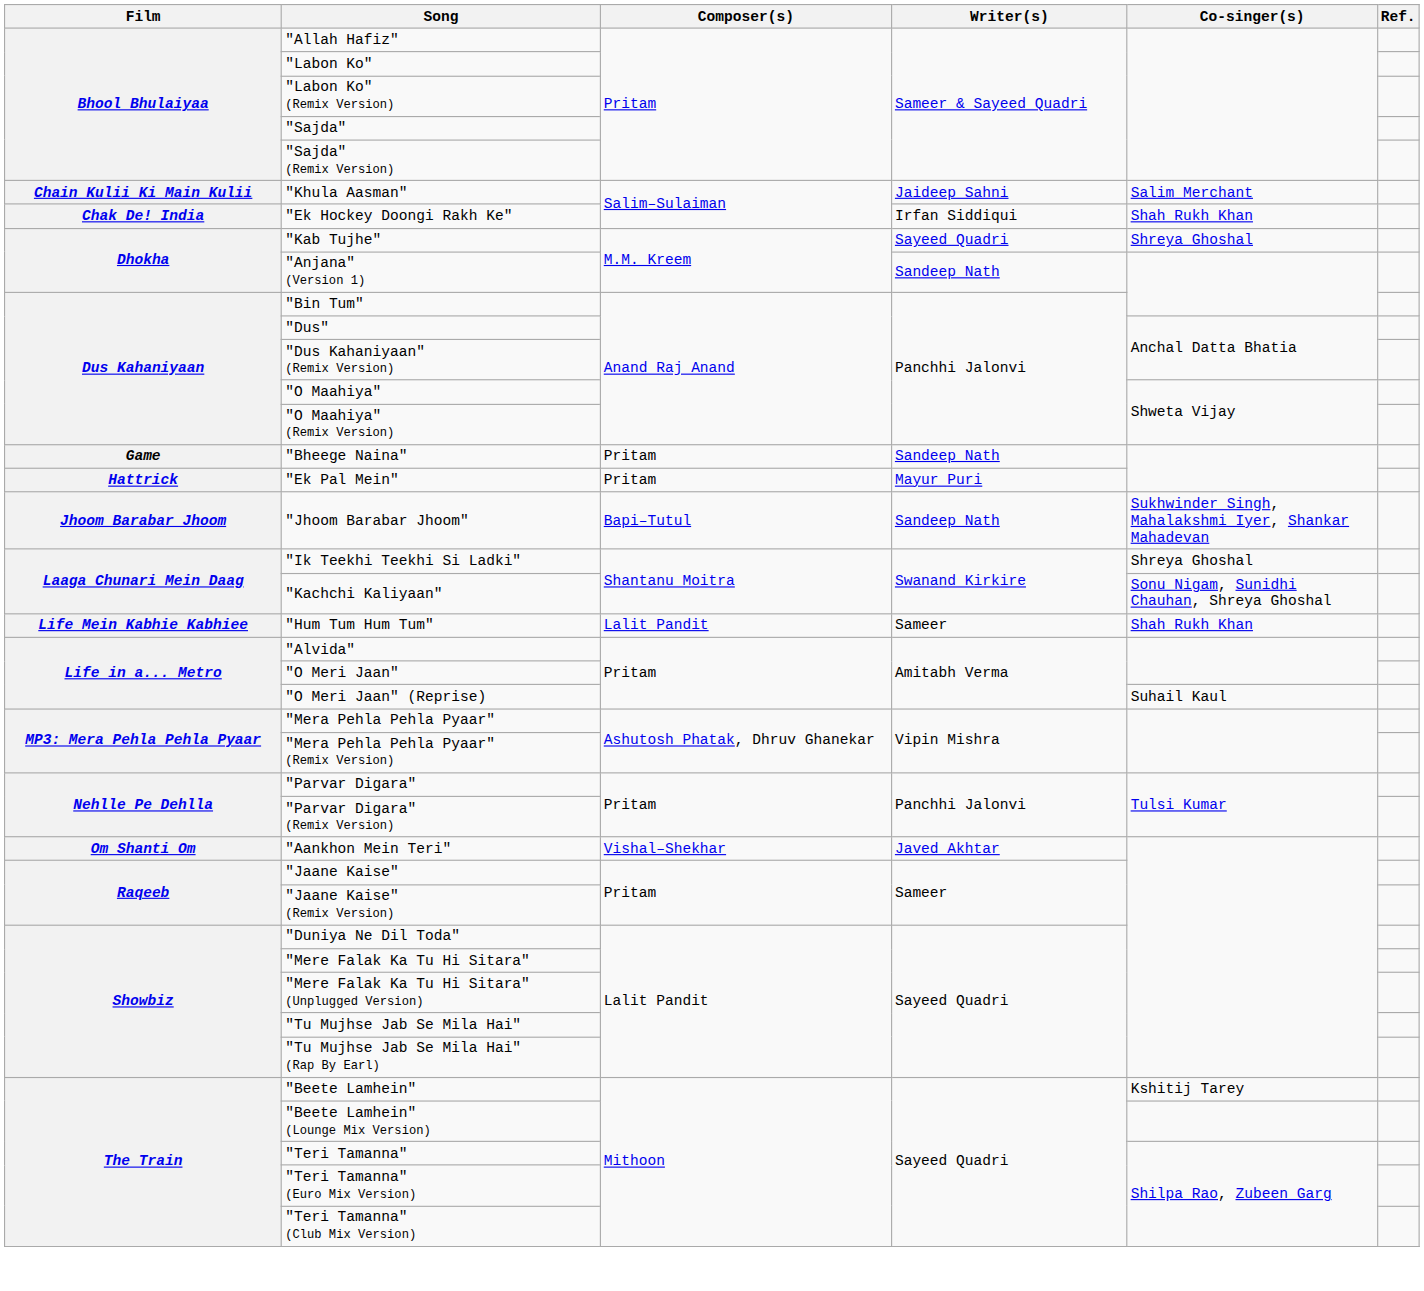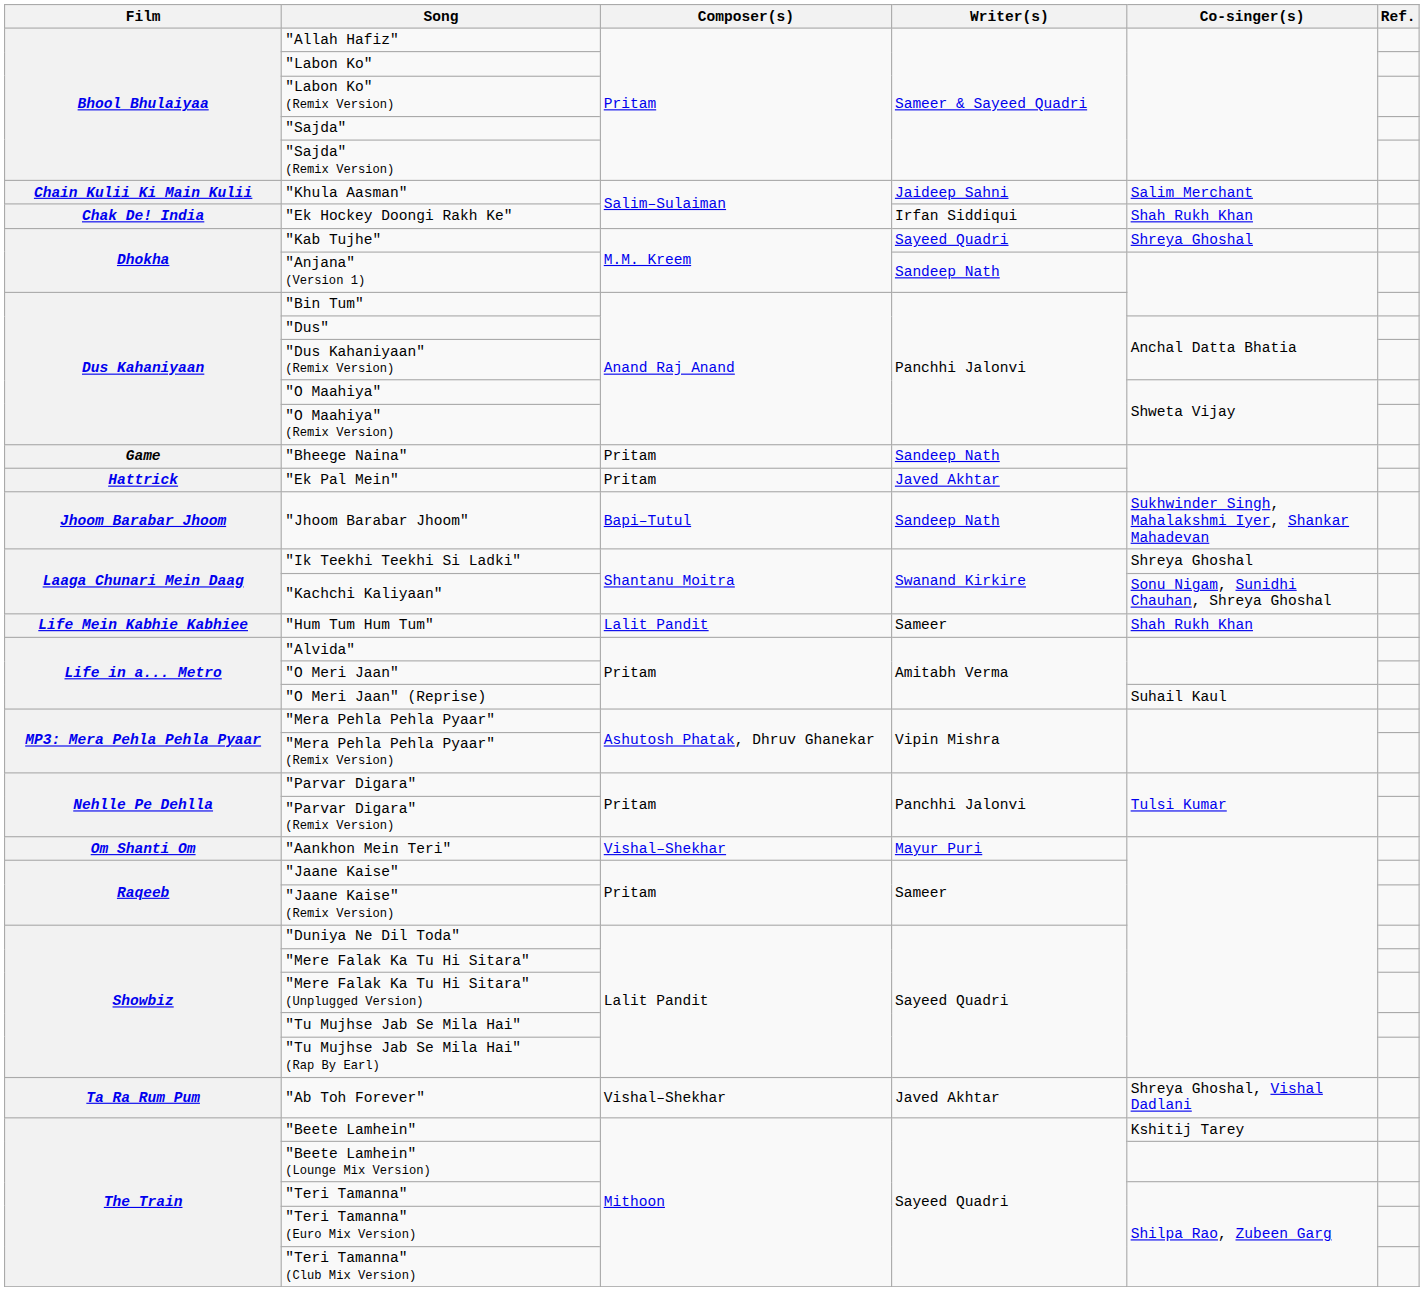(939, 480) Mayur Puri -> (947, 480) Javed Akhtar
(947, 849) Javed Akhtar -> (939, 849) Mayur Puri
+ row: (355, 1098)
